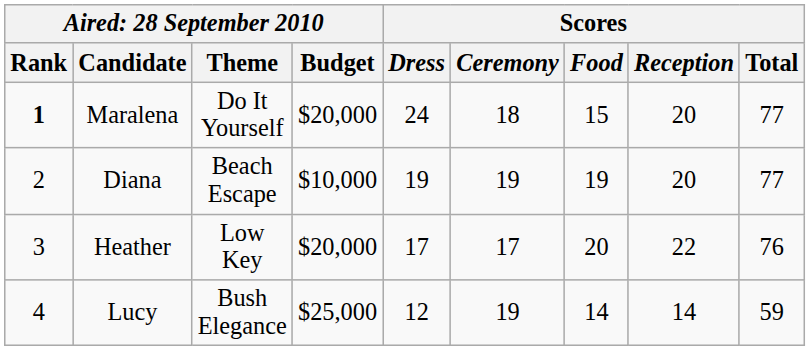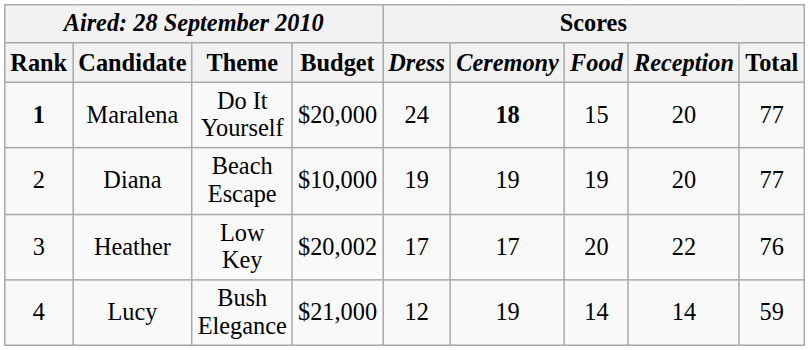(508, 114) normal -> (508, 114) bold
(338, 246) $20,000 -> (338, 246) $20,002
(338, 312) $25,000 -> (338, 312) $21,000
